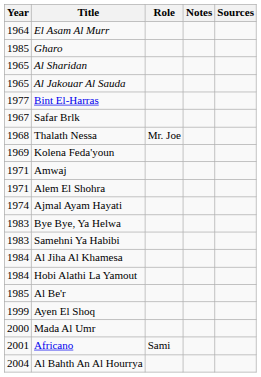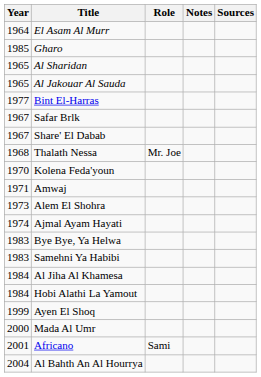+ row: (70, 135)
(18, 153) 1969 -> (18, 170) 1970
(18, 188) 1971 -> (18, 205) 1973
- row: (50, 293)
